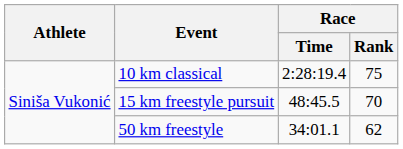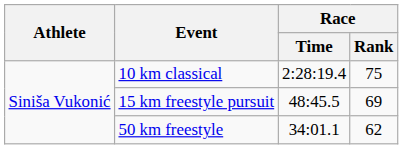(374, 102) 70 -> (374, 102) 69
